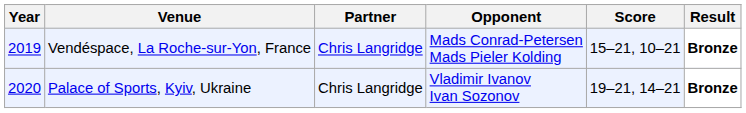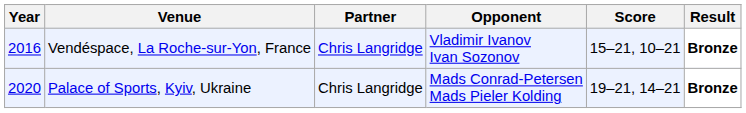(24, 48) 2019 -> (24, 48) 2016
(506, 48) Mads Conrad-Petersen Mads Pieler Kolding -> (480, 48) Vladimir Ivanov Ivan Sozonov
(480, 88) Vladimir Ivanov Ivan Sozonov -> (506, 88) Mads Conrad-Petersen Mads Pieler Kolding
